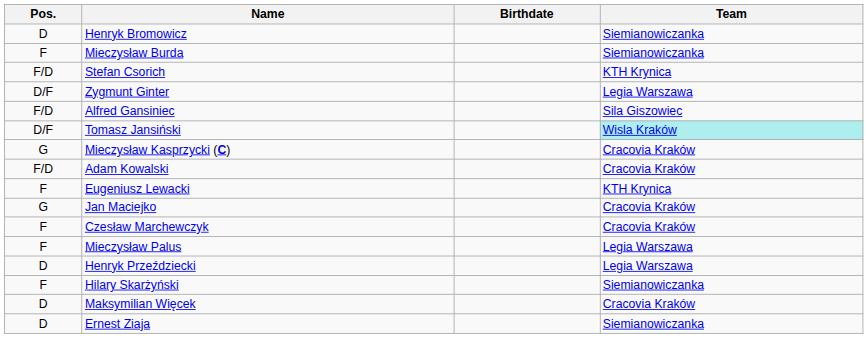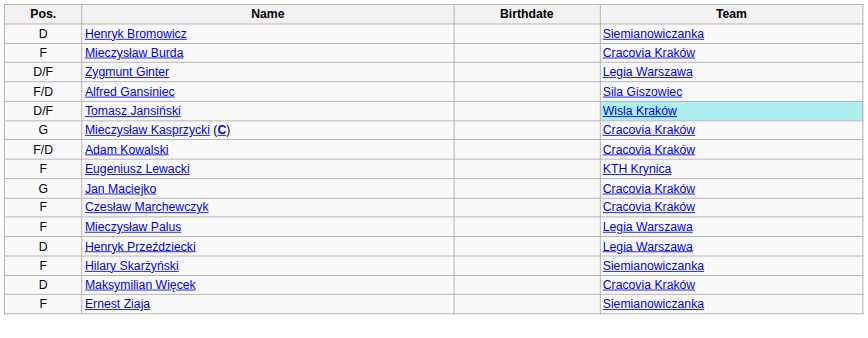(653, 53) Siemianowiczanka -> (649, 53) Cracovia Kraków
- row: (125, 72)
(43, 324) D -> (43, 305) F
